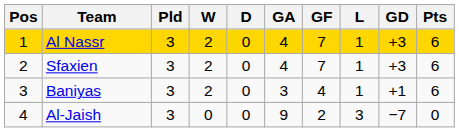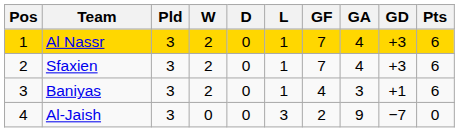columns swapped: (359, 17) <-> (284, 17)
